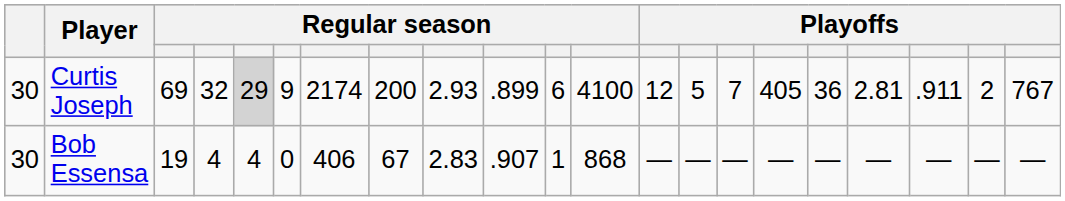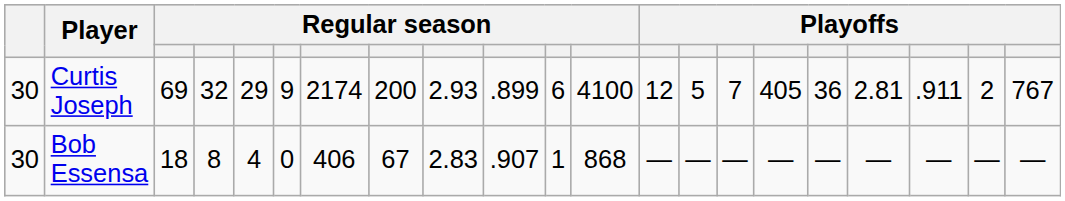(254, 91) lightgrey background -> (254, 91) no background
(174, 160) 19 -> (174, 160) 18
(214, 160) 4 -> (214, 160) 8
